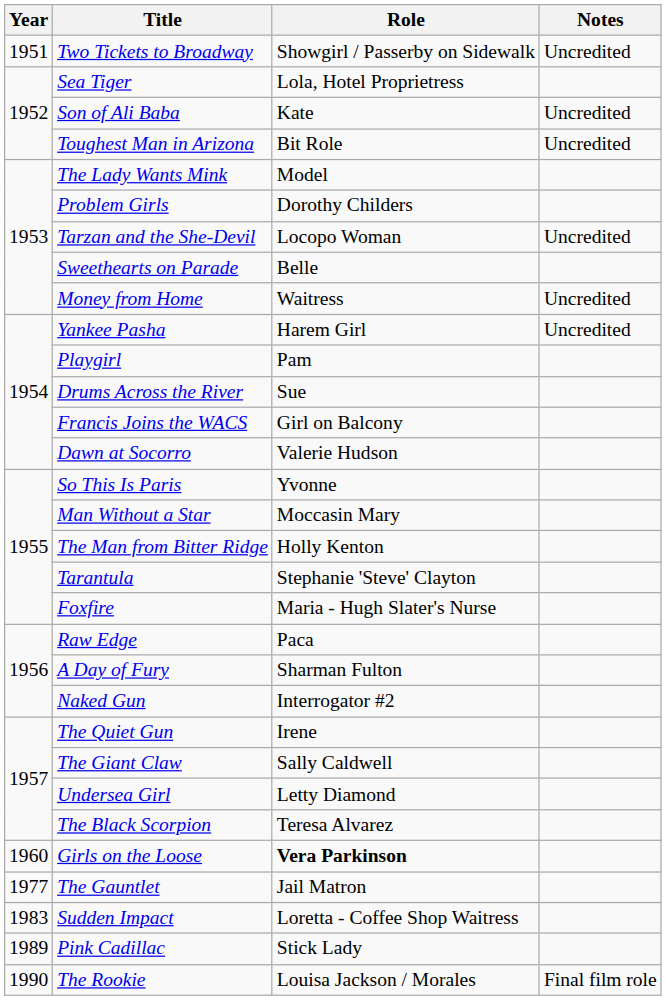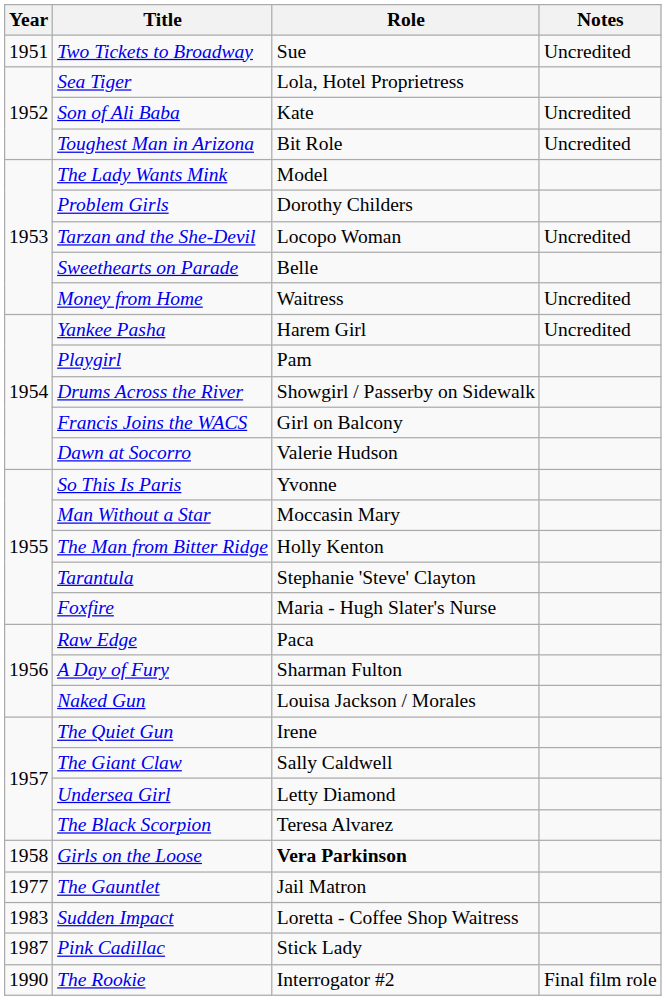(406, 50) Showgirl / Passerby on Sidewalk -> (292, 50) Sue
(292, 391) Sue -> (406, 391) Showgirl / Passerby on Sidewalk
(336, 701) Interrogator #2 -> (376, 701) Louisa Jackson / Morales
(29, 855) 1960 -> (29, 855) 1958
(29, 948) 1989 -> (29, 948) 1987
(376, 979) Louisa Jackson / Morales -> (336, 979) Interrogator #2
